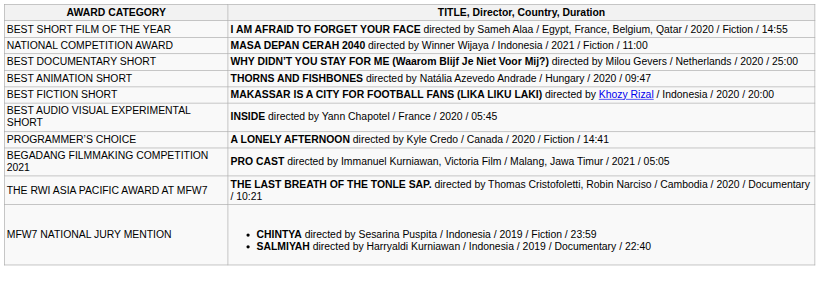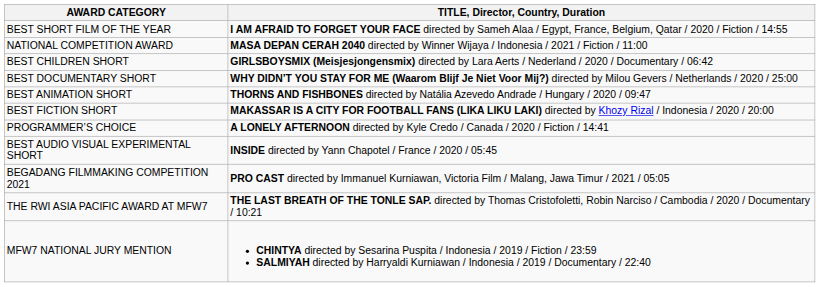+ row: (68, 62)
rows swapped: (71, 139) <-> (99, 117)
